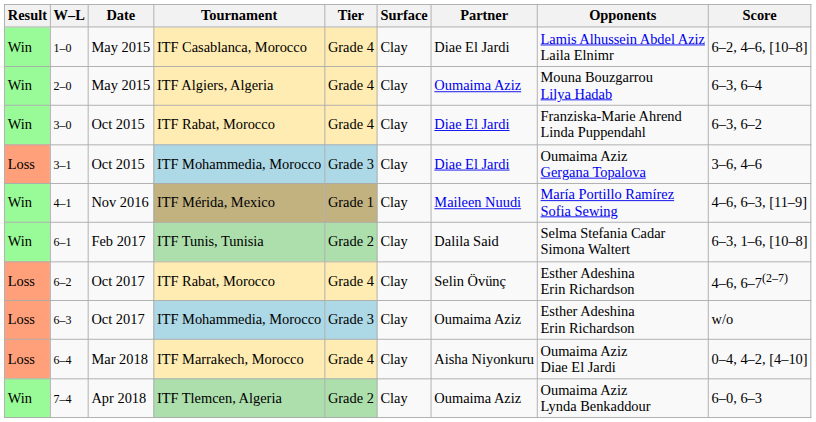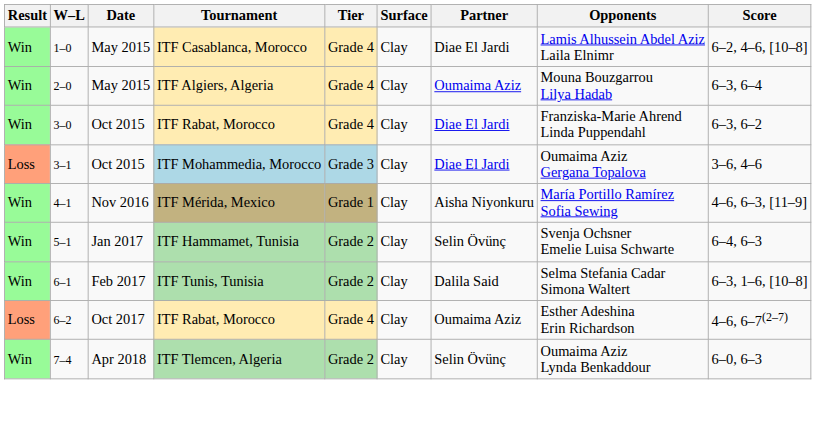(478, 203) Maileen Nuudi -> (484, 203) Aisha Niyonkuru
+ row: (63, 242)
(470, 281) Selin Övünç -> (478, 320) Oumaima Aziz
- row: (63, 321)
- row: (63, 360)
(478, 398) Oumaima Aziz -> (470, 359) Selin Övünç
